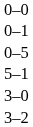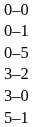rows swapped: (16, 74) <-> (16, 117)
